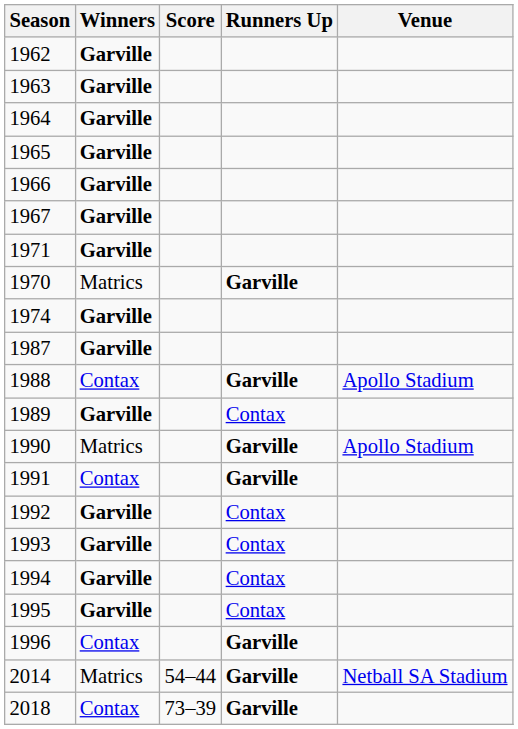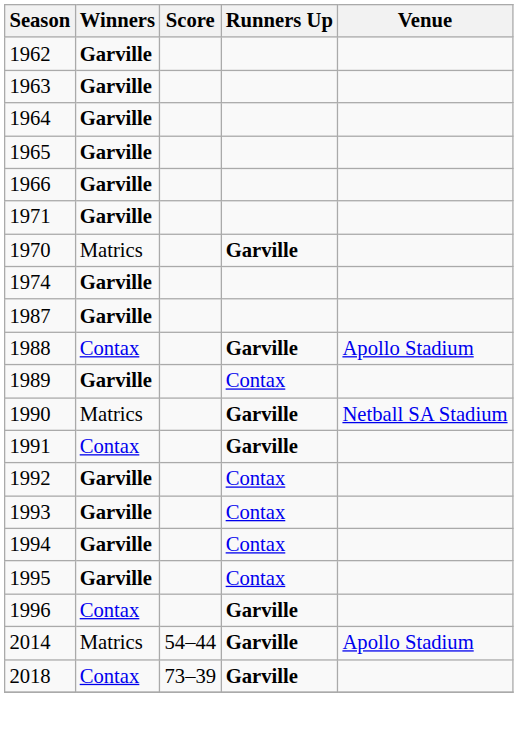- row: (30, 217)
(408, 446) Apollo Stadium -> (425, 413) Netball SA Stadium
(425, 675) Netball SA Stadium -> (408, 642) Apollo Stadium
